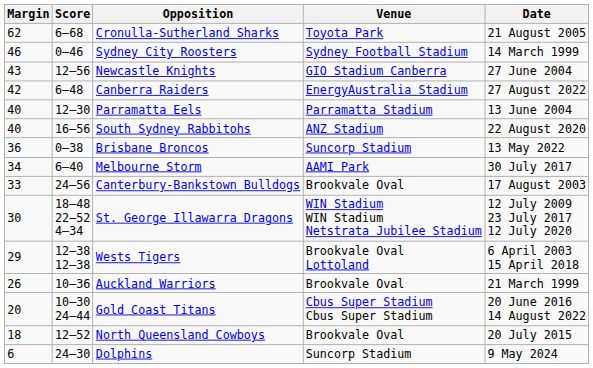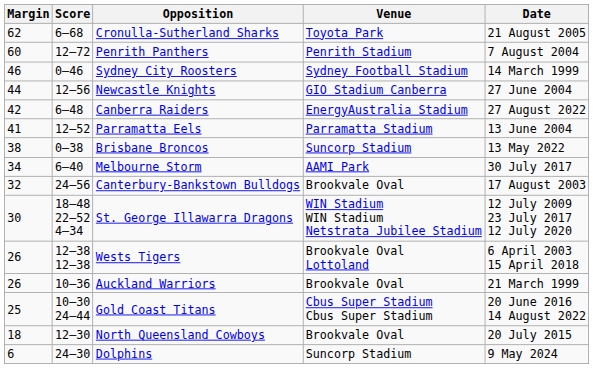+ row: (152, 52)
(14, 71) 43 -> (14, 90) 44
(14, 109) 40 -> (14, 128) 41
(73, 109) 12–30 -> (73, 128) 12–52
- row: (173, 128)
(14, 147) 36 -> (14, 147) 38
(14, 186) 33 -> (14, 186) 32
(14, 257) 29 -> (14, 257) 26
(14, 309) 20 -> (14, 309) 25
(73, 335) 12–52 -> (73, 335) 12–30
